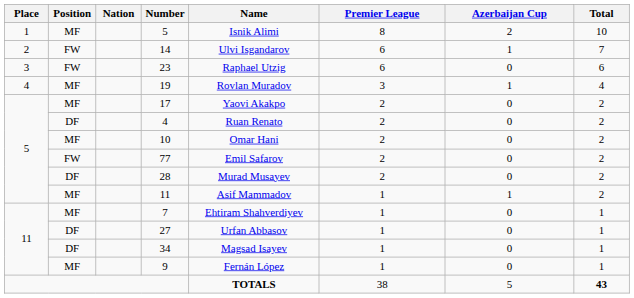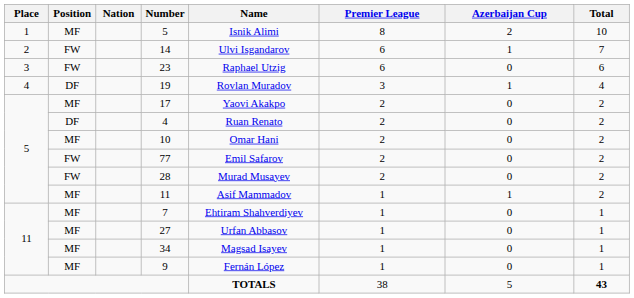(72, 85) MF -> (72, 85) DF
(72, 176) DF -> (72, 176) FW
(72, 230) DF -> (72, 230) MF
(72, 248) DF -> (72, 248) MF
